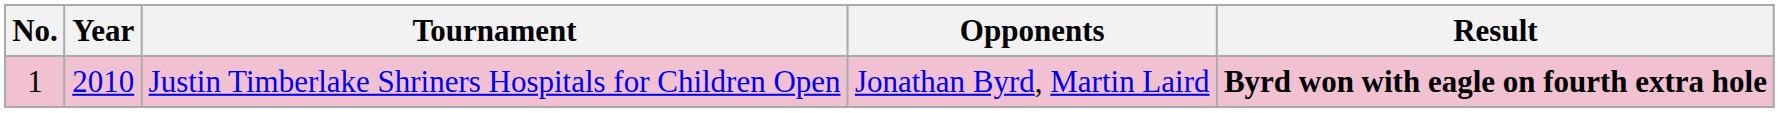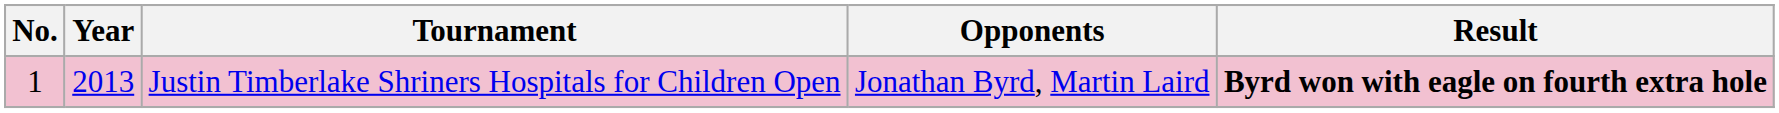(103, 81) 2010 -> (103, 81) 2013
